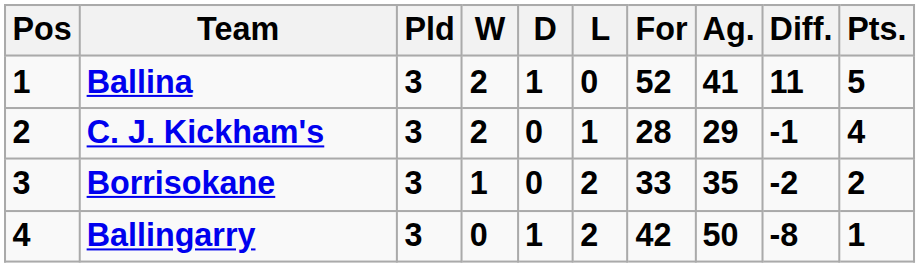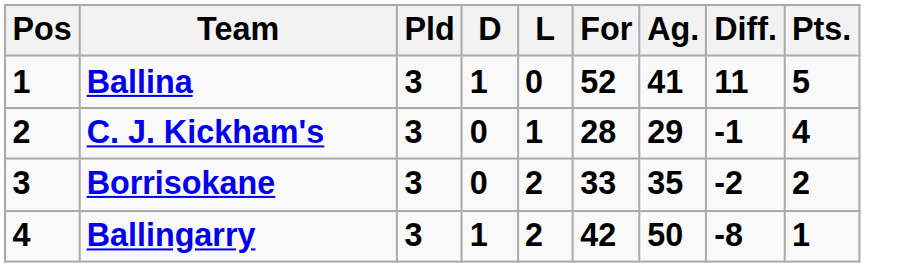- column: (490, 30)
